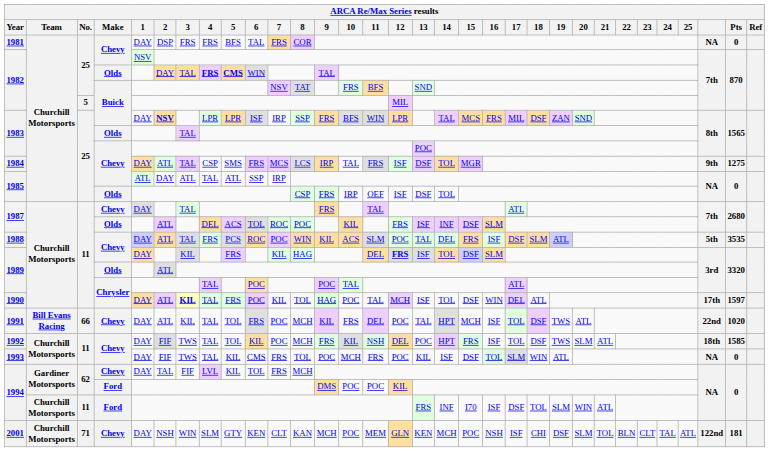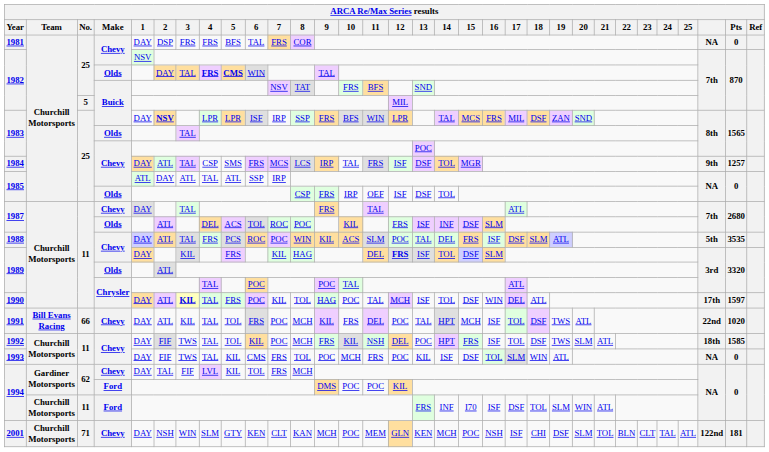(736, 163) 1275 -> (736, 163) 1257
